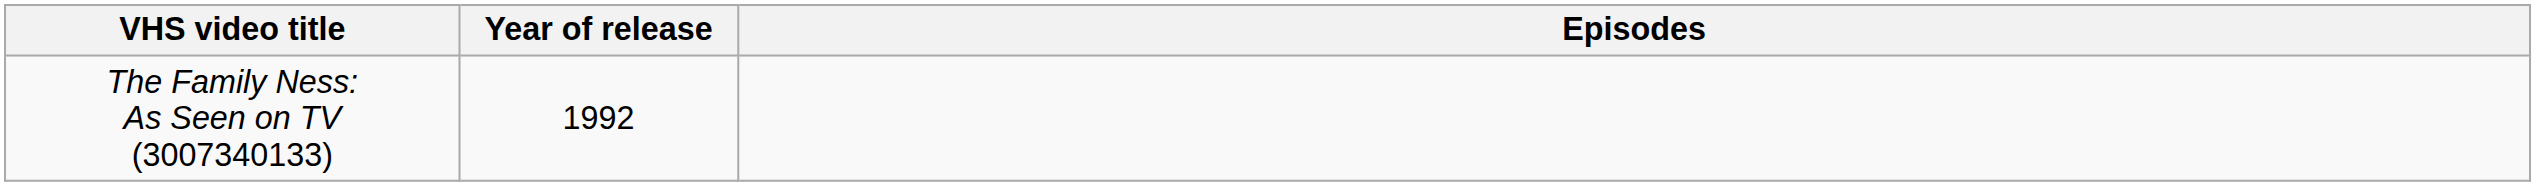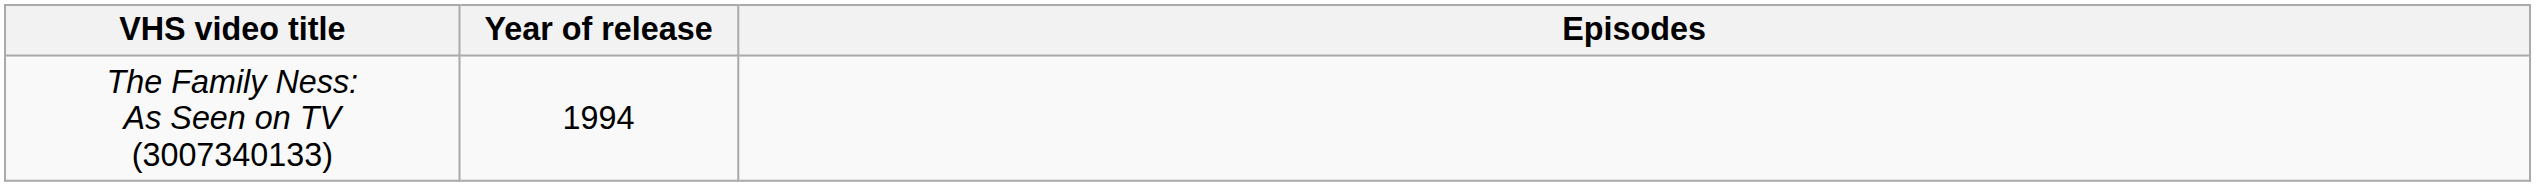(599, 117) 1992 -> (599, 117) 1994
